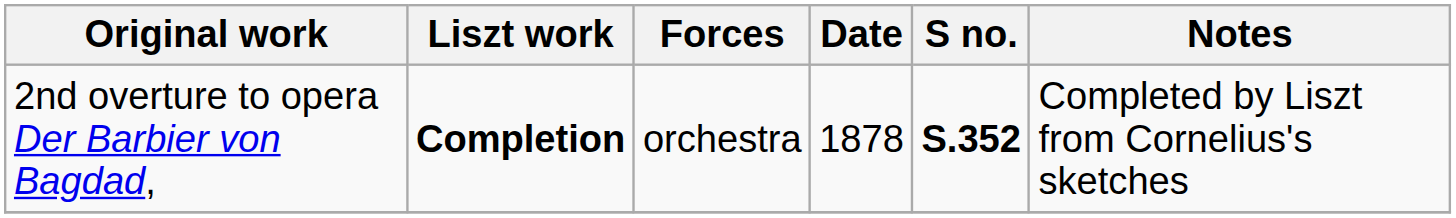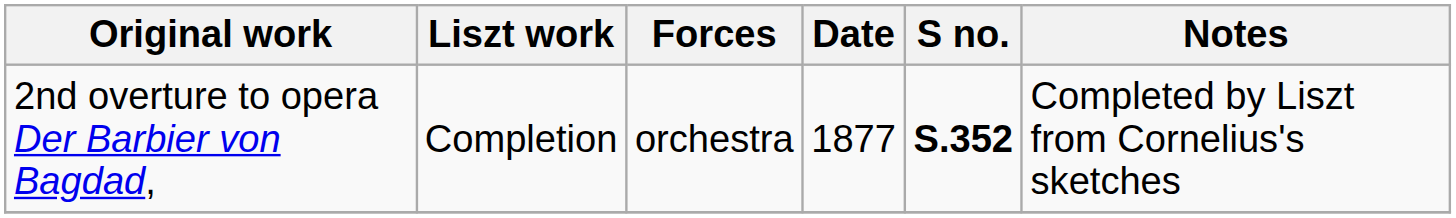(521, 137) bold -> (521, 137) normal
(862, 137) 1878 -> (854, 137) 1877
